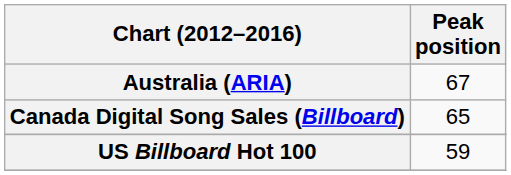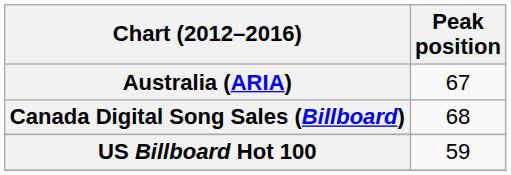(458, 116) 65 -> (458, 116) 68
